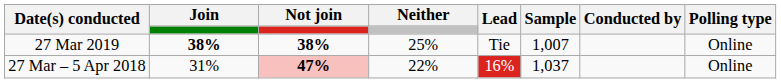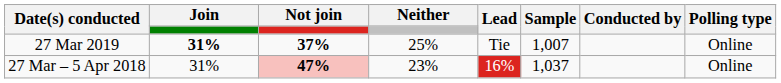(204, 44) 38% -> (204, 44) 31%
(314, 44) 38% -> (314, 44) 37%
(423, 66) 22% -> (423, 66) 23%
